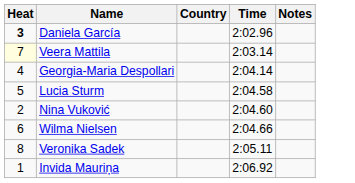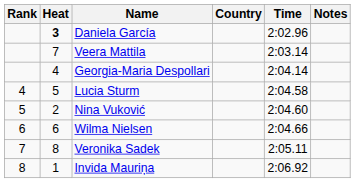+ column: (22, 14)
(20, 52) lightyellow background -> (56, 52) no background
